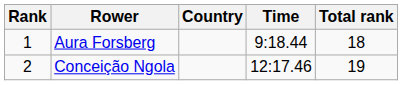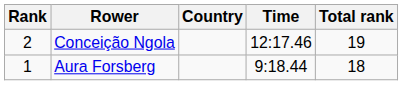rows swapped: (105, 42) <-> (115, 67)
